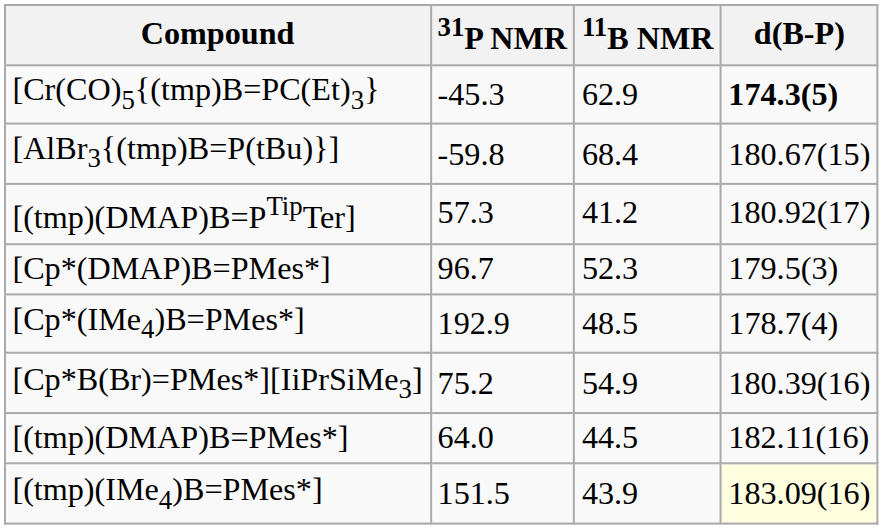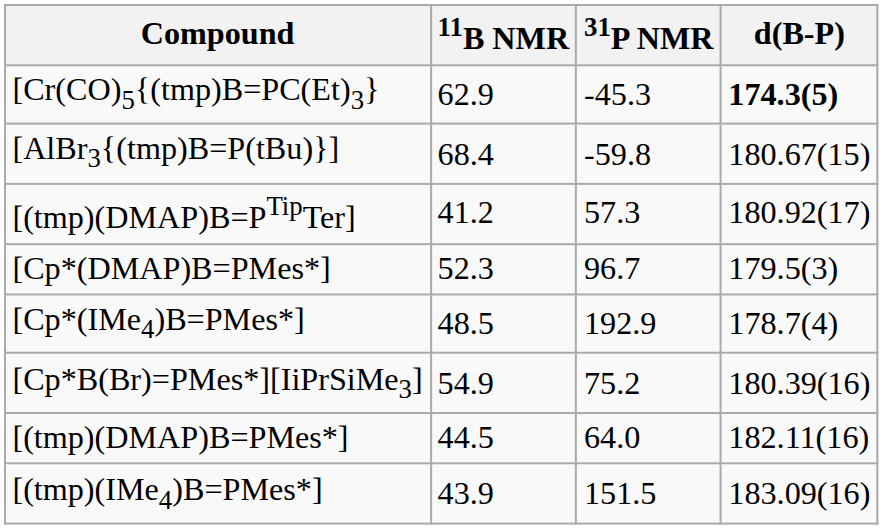columns swapped: (648, 34) <-> (502, 34)
(799, 493) lightyellow background -> (799, 493) no background
